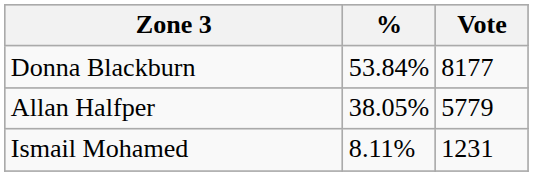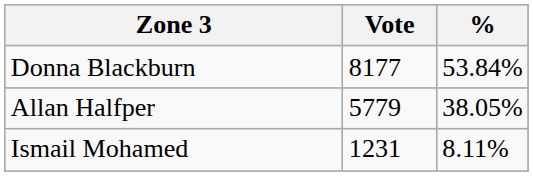columns swapped: (482, 25) <-> (389, 25)
